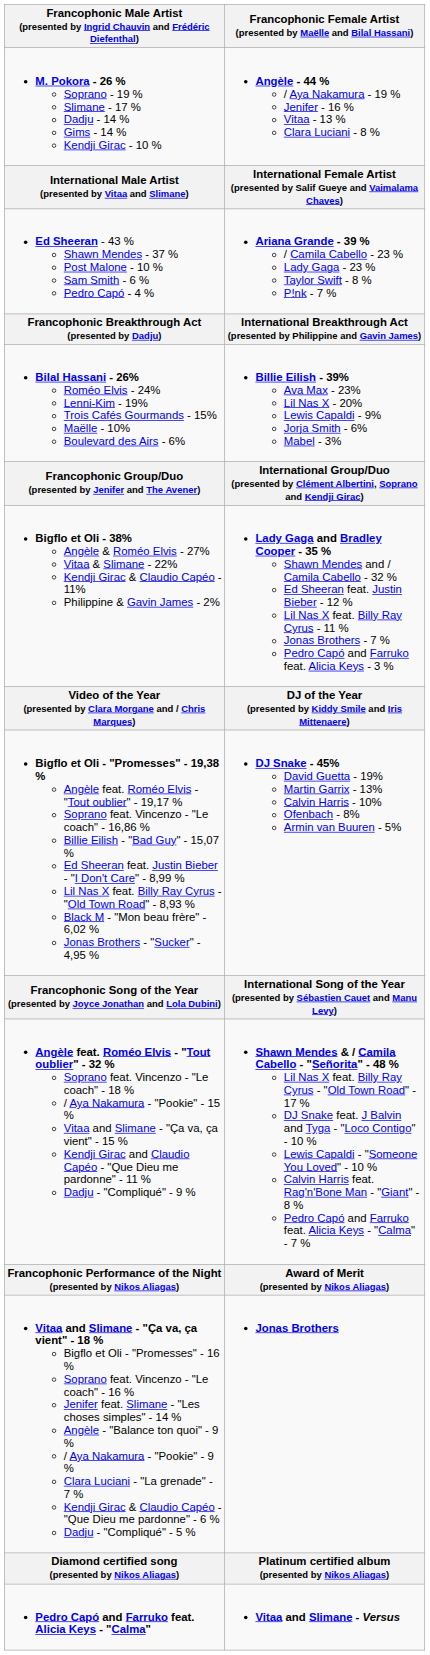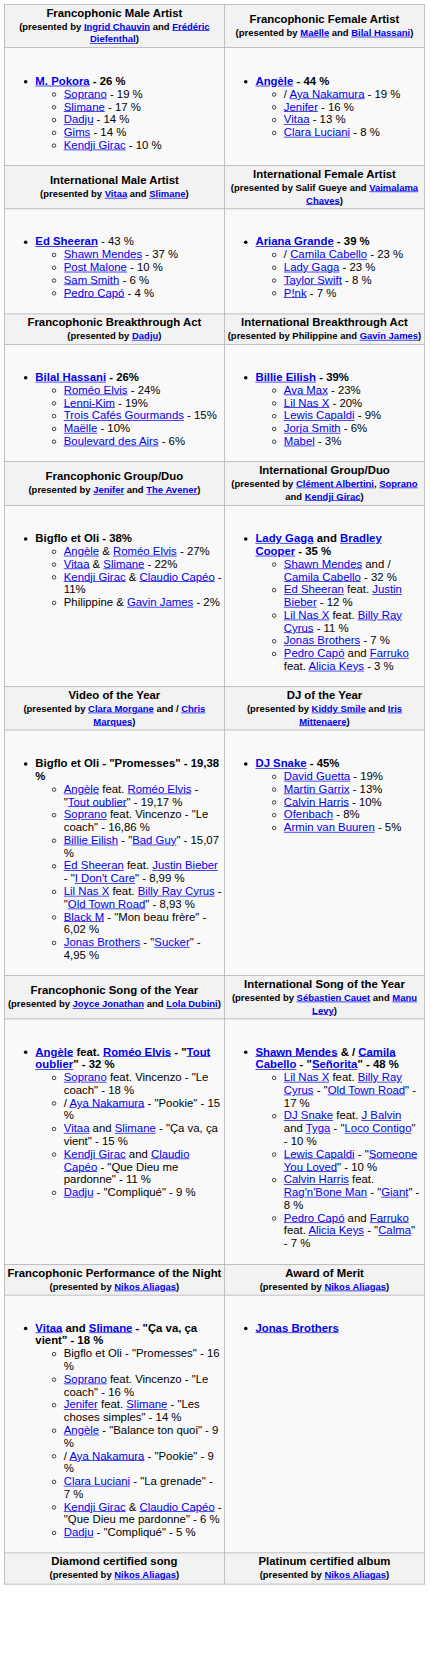- row: (114, 1623)
